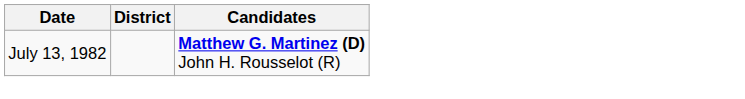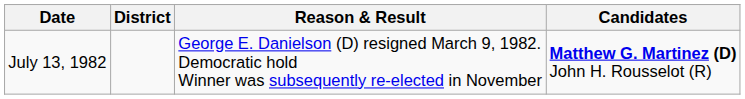+ column: (360, 17)
